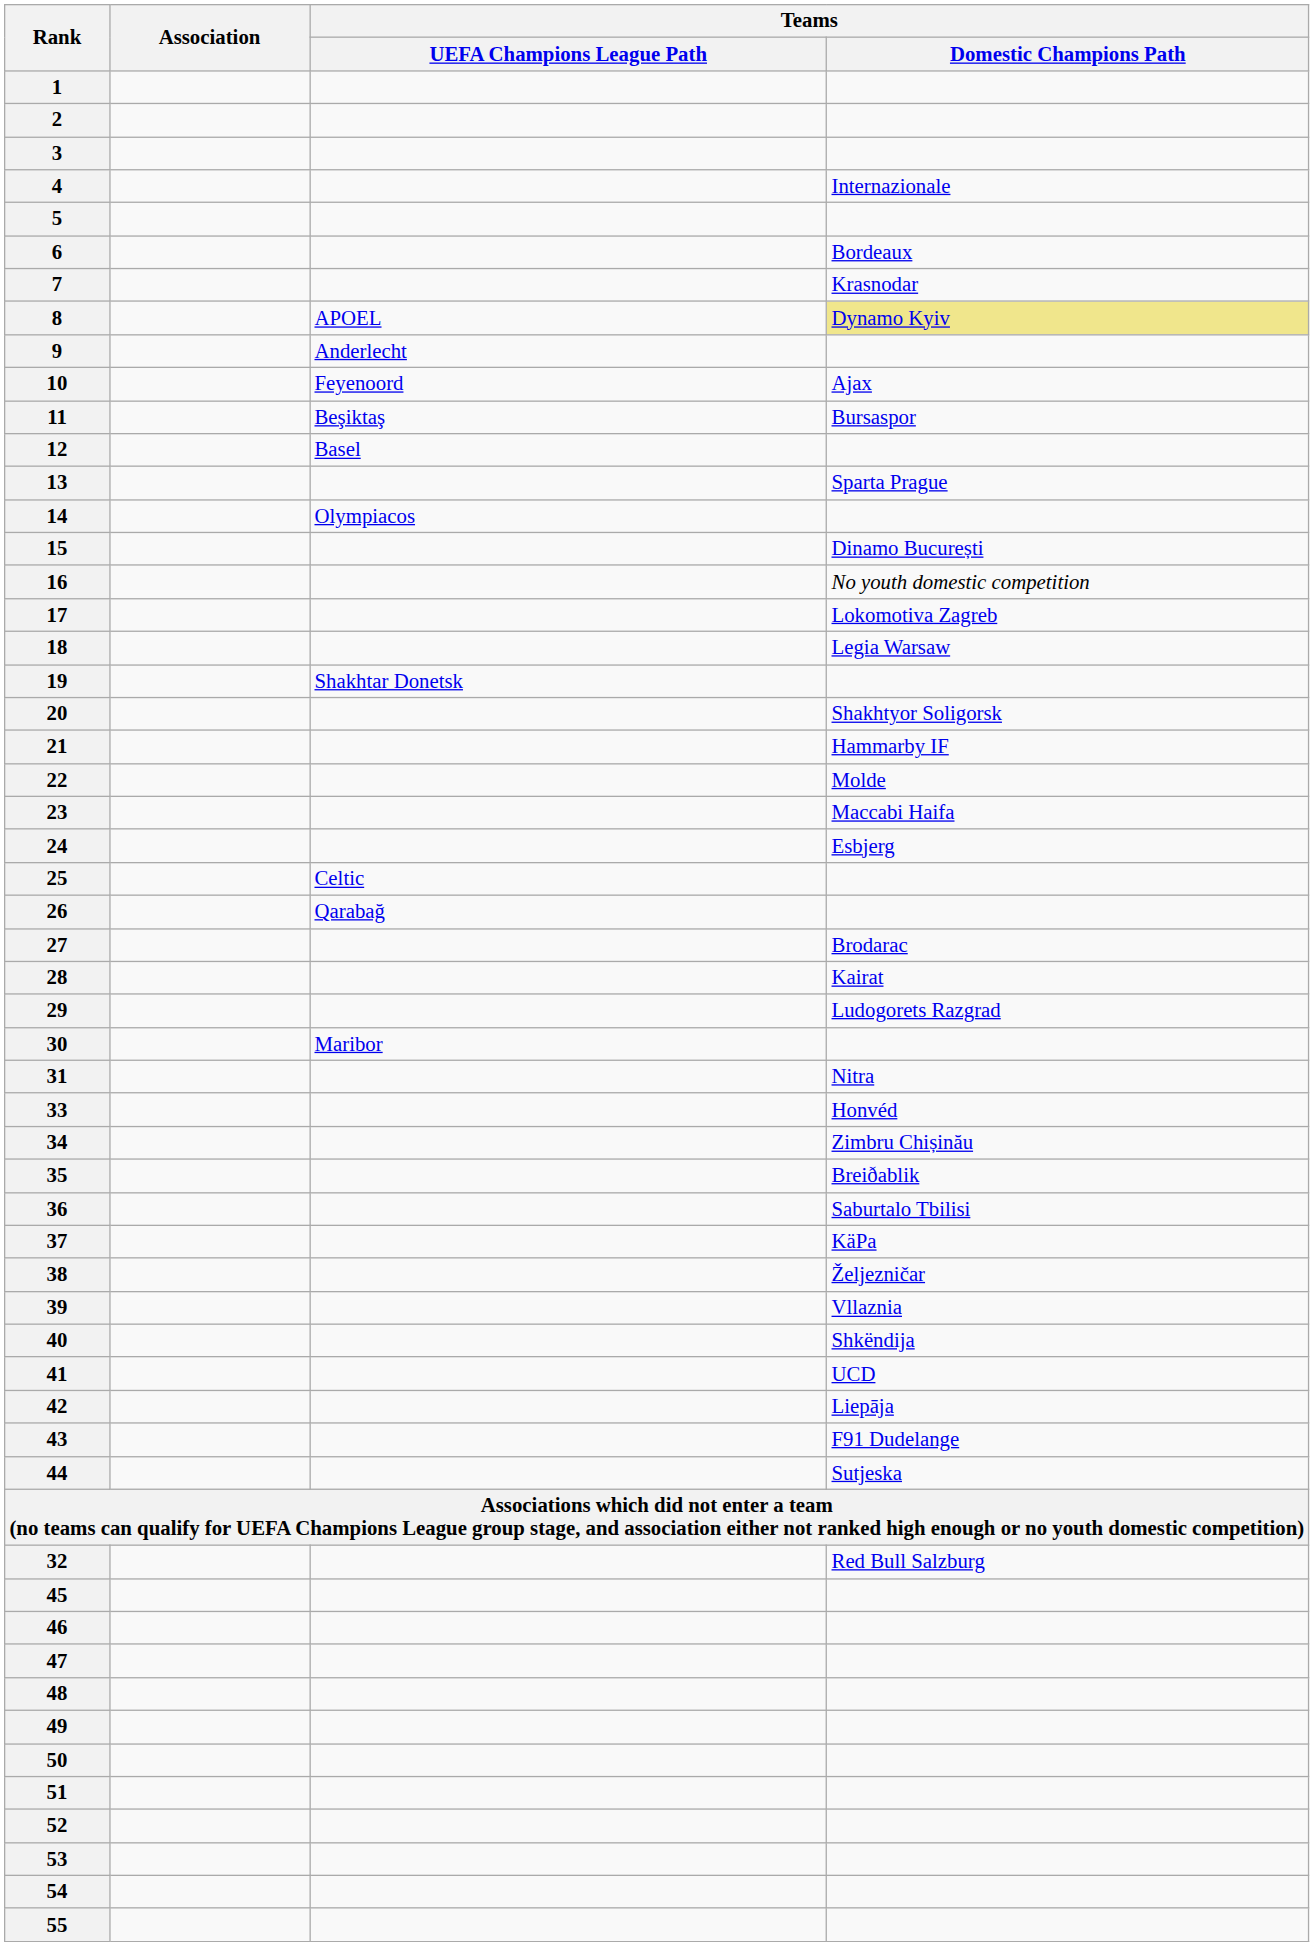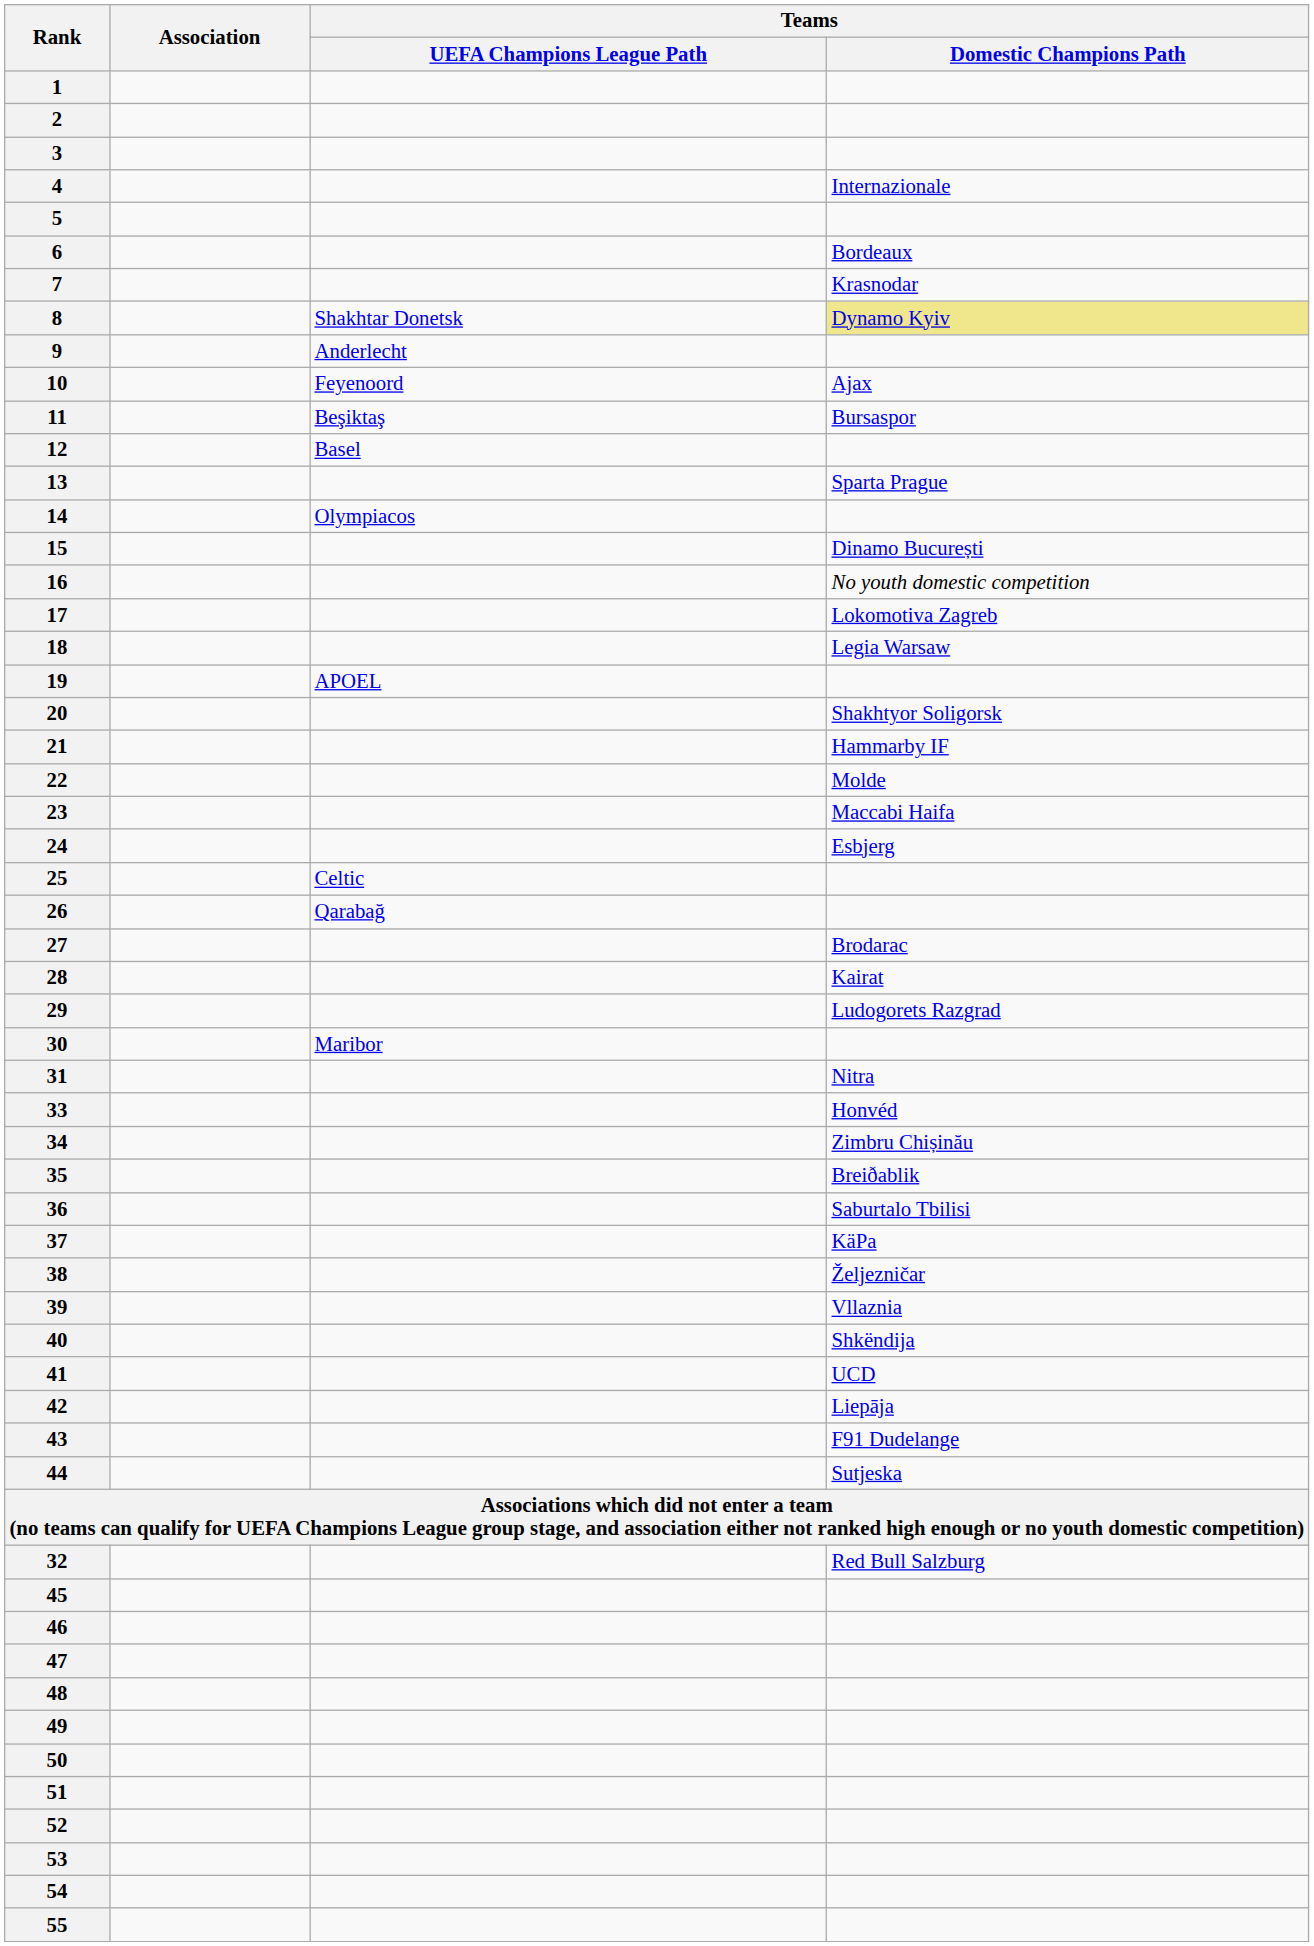(348, 317) APOEL -> (389, 317) Shakhtar Donetsk
(389, 680) Shakhtar Donetsk -> (348, 680) APOEL
